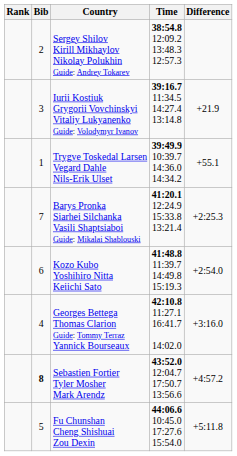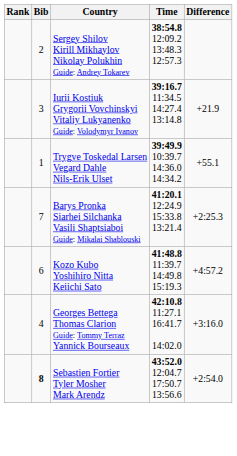(208, 270) +2:54.0 -> (208, 270) +4:57.2
(208, 378) +4:57.2 -> (208, 378) +2:54.0
- row: (84, 432)
